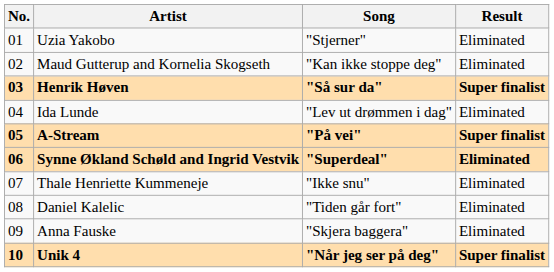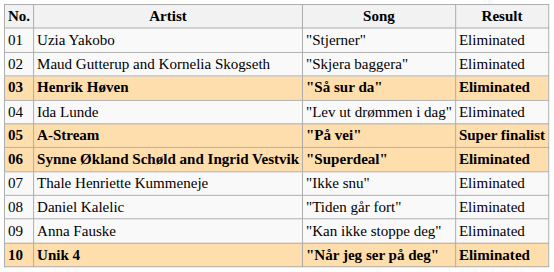(374, 64) "Kan ikke stoppe deg" -> (357, 64) "Skjera baggera"
(502, 87) Super finalist -> (494, 87) Eliminated
(357, 231) "Skjera baggera" -> (374, 231) "Kan ikke stoppe deg"
(502, 254) Super finalist -> (494, 254) Eliminated
